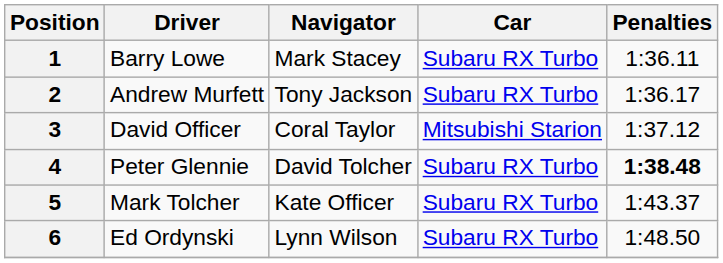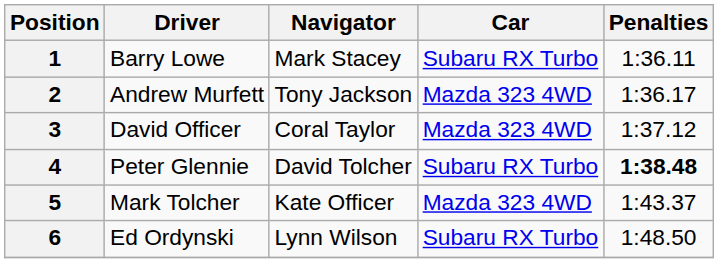(510, 94) Subaru RX Turbo -> (507, 94) Mazda 323 4WD
(512, 130) Mitsubishi Starion -> (507, 130) Mazda 323 4WD
(510, 202) Subaru RX Turbo -> (507, 202) Mazda 323 4WD
